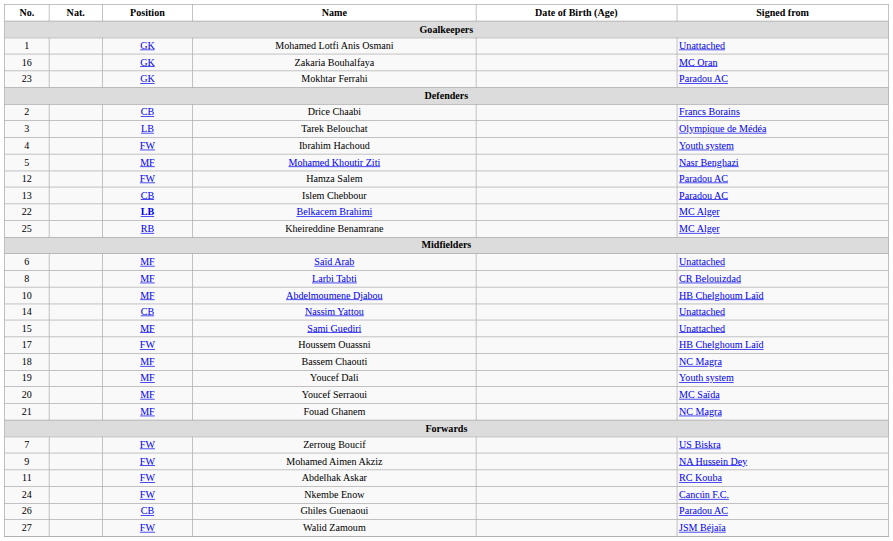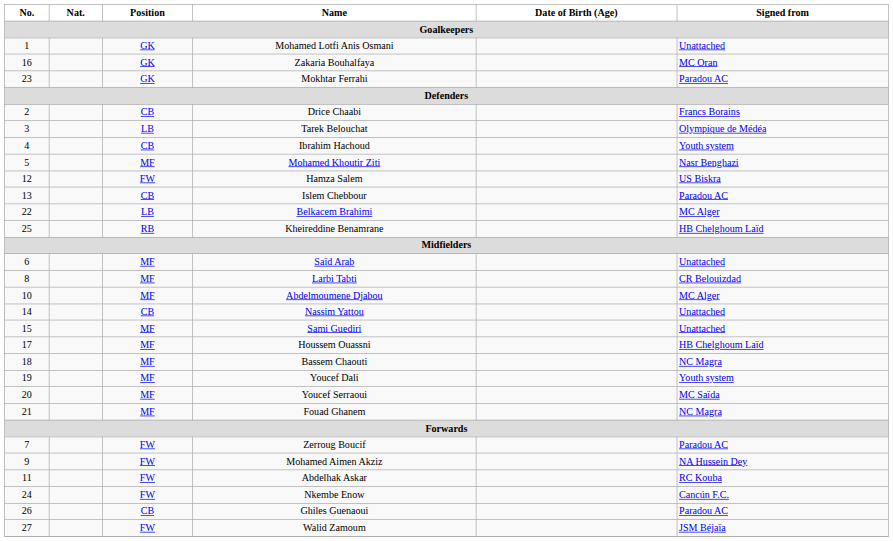(147, 146) FW -> (147, 146) CB
(704, 179) Paradou AC -> (700, 179) US Biskra
(147, 212) bold -> (147, 212) normal
(699, 229) MC Alger -> (721, 229) HB Chelghoum Laïd
(721, 295) HB Chelghoum Laïd -> (699, 295) MC Alger
(147, 345) FW -> (147, 345) MF
(700, 445) US Biskra -> (704, 445) Paradou AC
